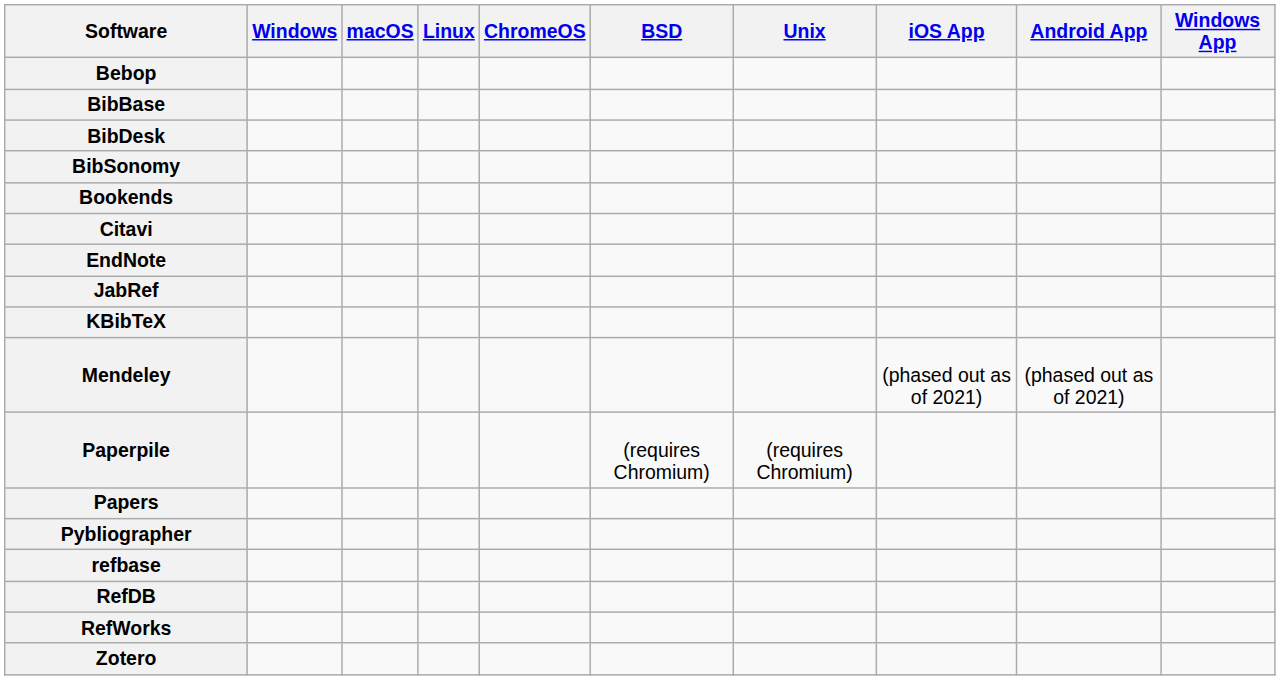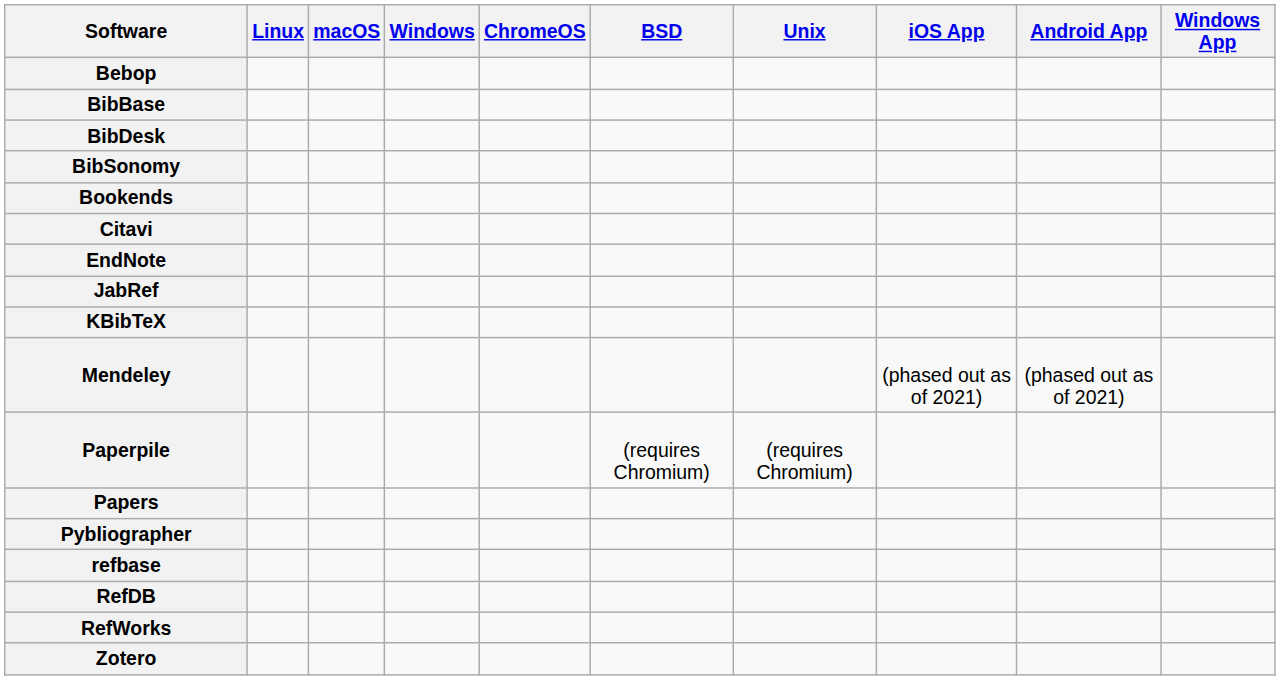columns swapped: (295, 32) <-> (449, 32)
